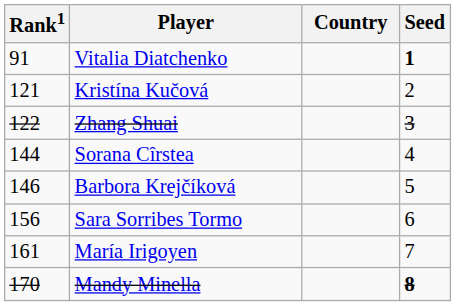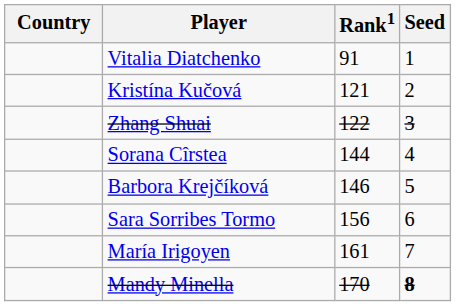columns swapped: (351, 23) <-> (37, 23)
(410, 58) bold -> (410, 58) normal
